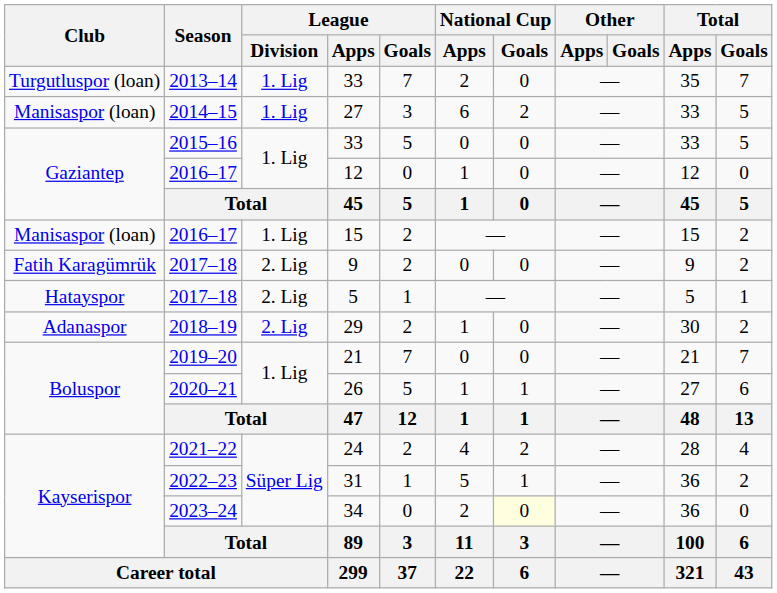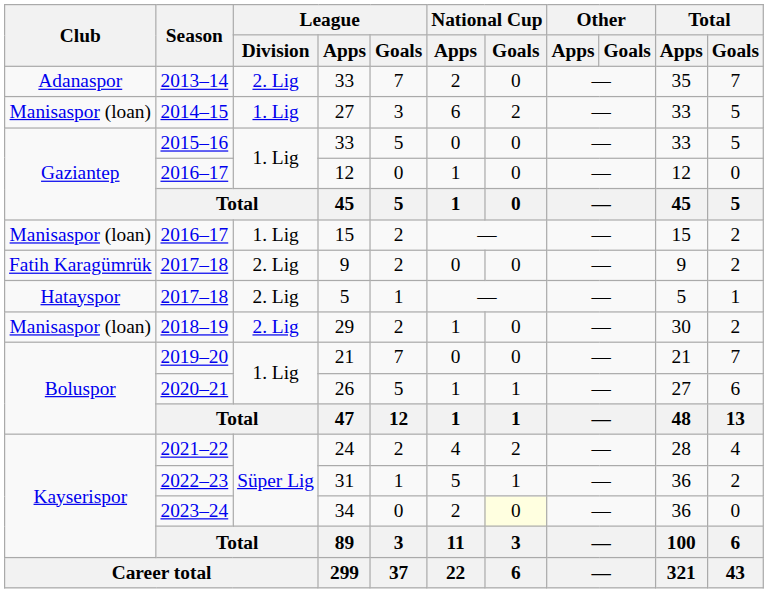(85, 81) Turgutluspor (loan) -> (80, 81) Adanaspor
(284, 81) 1. Lig -> (276, 81) 2. Lig
(85, 326) Adanaspor -> (80, 326) Manisaspor (loan)
